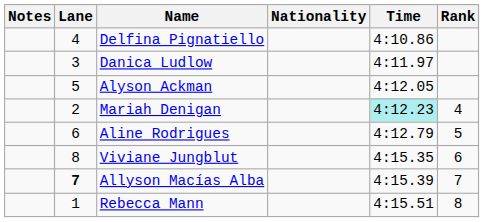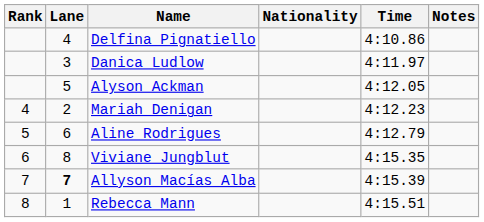columns swapped: (458, 16) <-> (30, 16)
(404, 110) paleturquoise background -> (395, 110) no background
